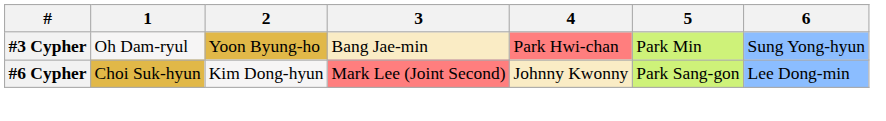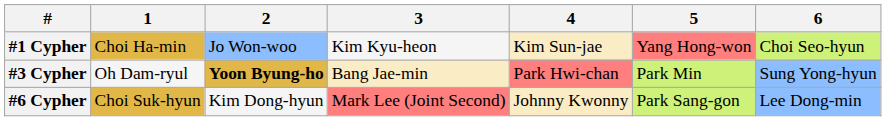+ row: (48, 45)
(264, 45) normal -> (266, 73) bold
